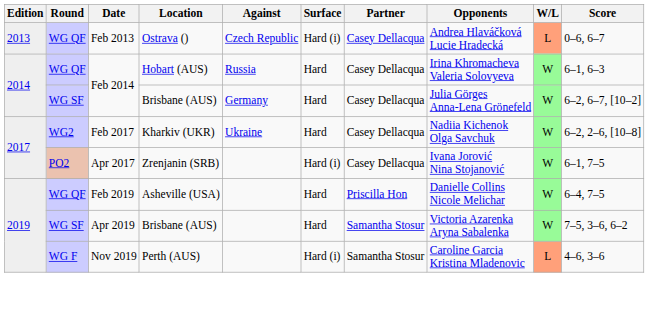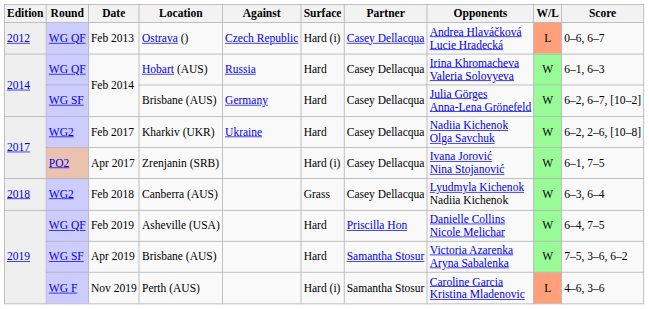(19, 38) 2013 -> (19, 38) 2012
+ row: (113, 194)
